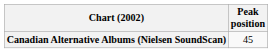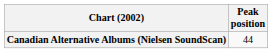(248, 39) 45 -> (248, 39) 44
